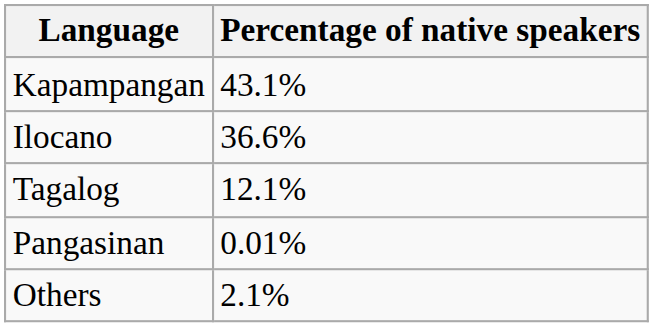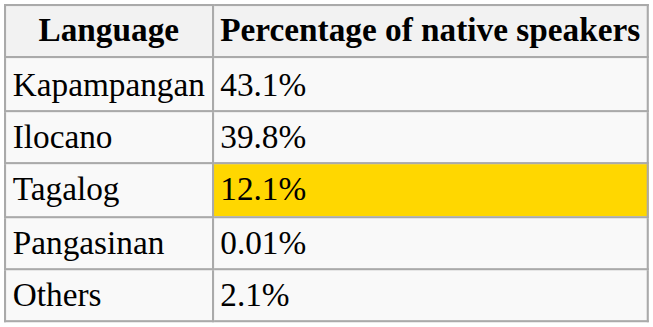(263, 136) 36.6% -> (263, 136) 39.8%
(263, 189) no background -> (263, 189) gold background
